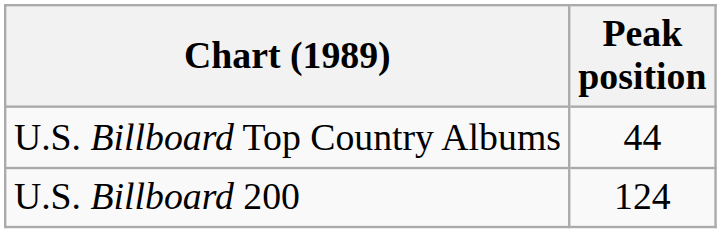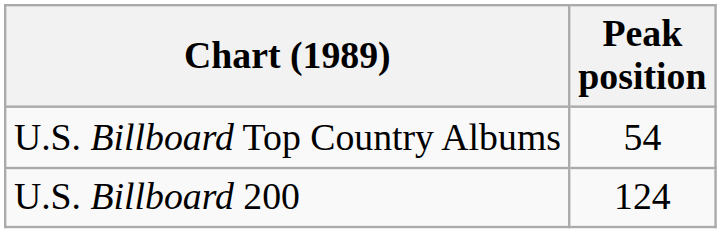(642, 136) 44 -> (642, 136) 54
